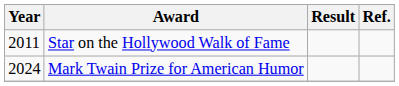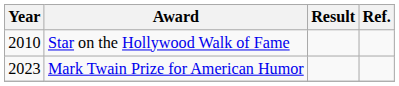(24, 42) 2011 -> (24, 42) 2010
(24, 68) 2024 -> (24, 68) 2023
